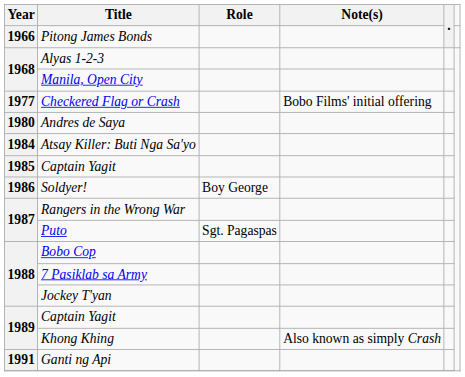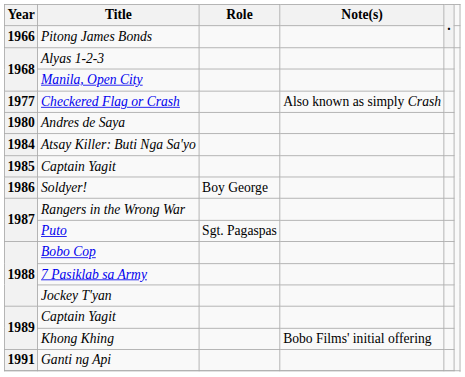(357, 101) Bobo Films' initial offering -> (362, 101) Also known as simply Crash
(362, 338) Also known as simply Crash -> (357, 338) Bobo Films' initial offering
